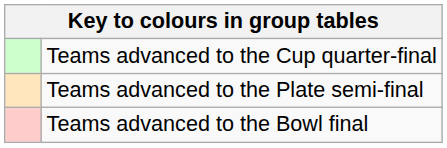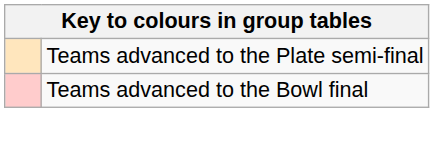- row: (242, 55)
